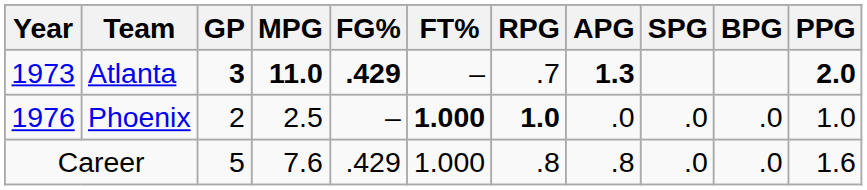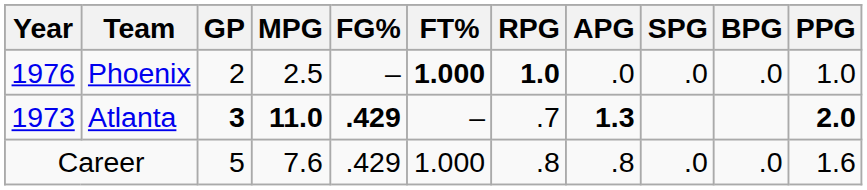rows swapped: (132, 73) <-> (139, 118)
